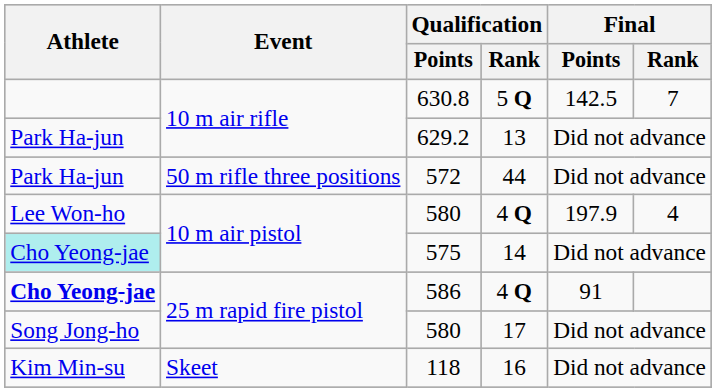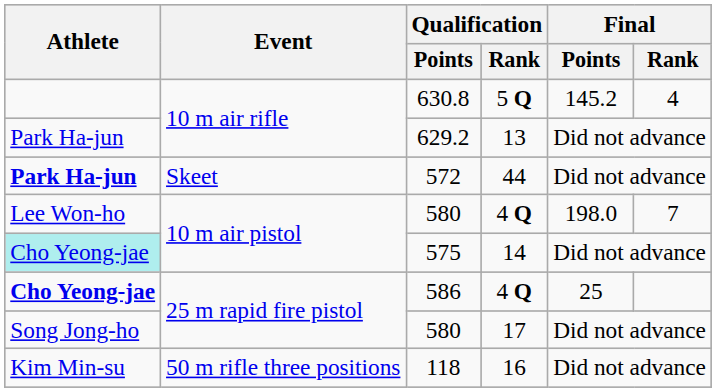(591, 99) 142.5 -> (591, 99) 145.2
(673, 99) 7 -> (673, 99) 4
(67, 175) normal -> (73, 175) bold
(283, 175) 50 m rifle three positions -> (192, 175) Skeet
(591, 214) 197.9 -> (591, 214) 198.0
(673, 214) 4 -> (673, 214) 7
(591, 291) 91 -> (591, 291) 25
(192, 368) Skeet -> (283, 368) 50 m rifle three positions
